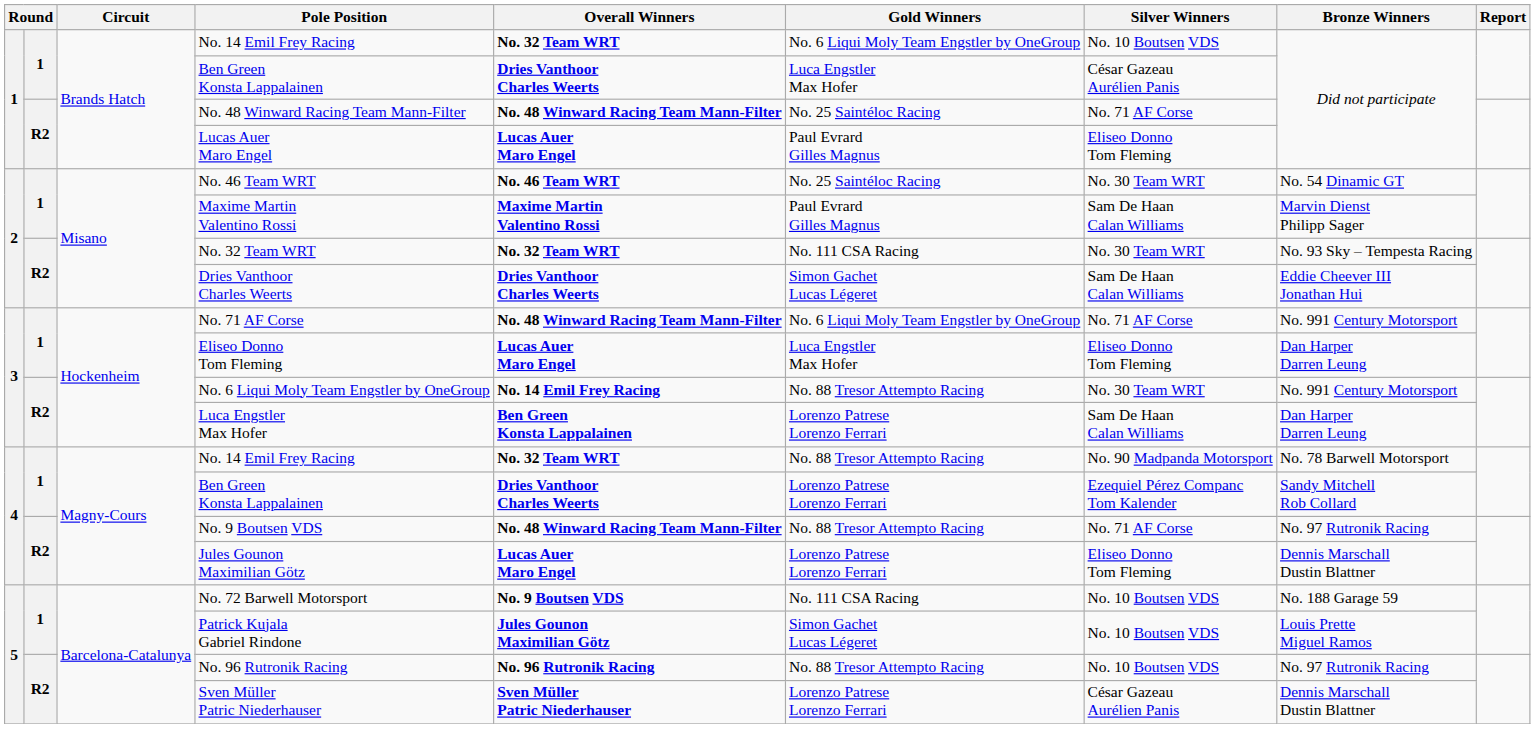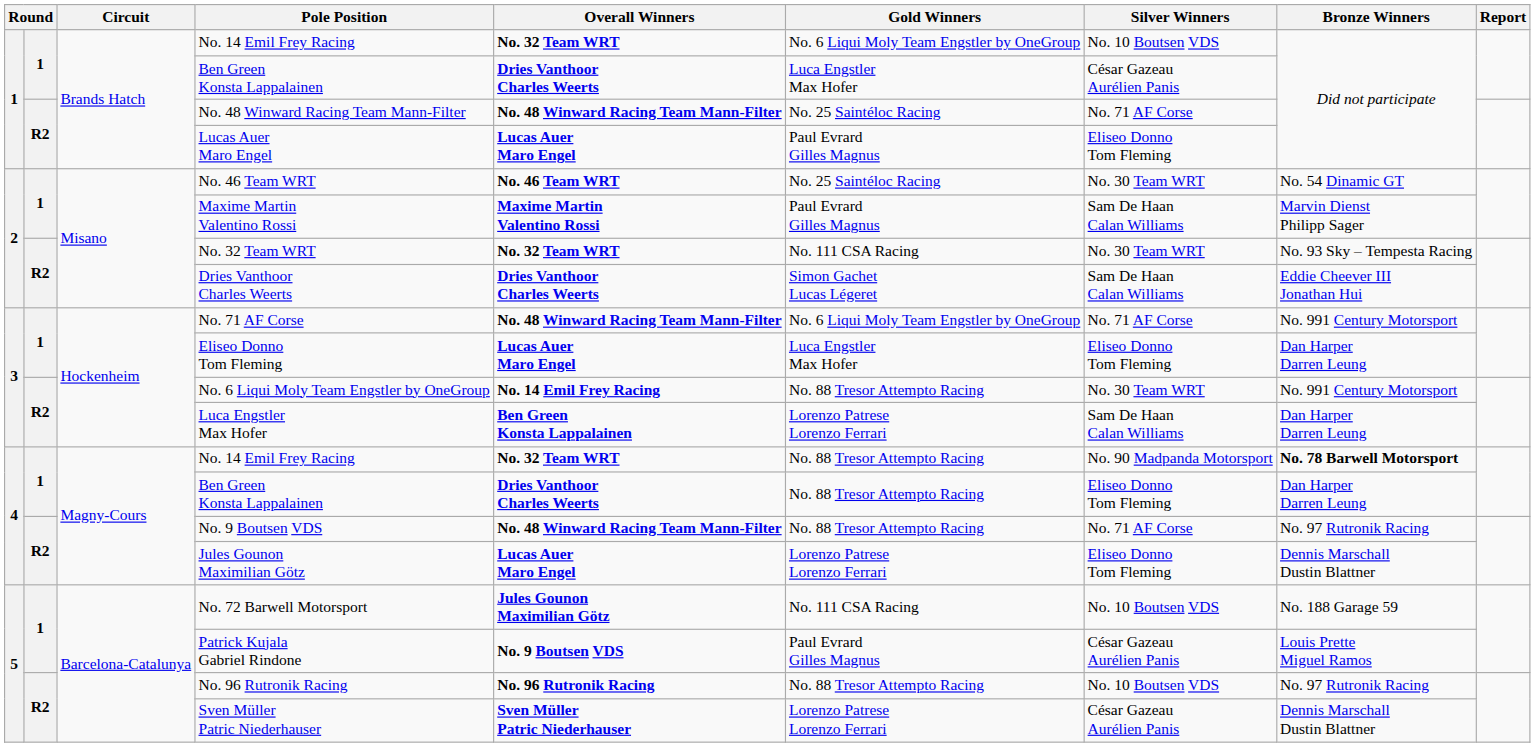(1364, 458) normal -> (1369, 458) bold
(839, 493) Lorenzo Patrese Lorenzo Ferrari -> (886, 493) No. 88 Tresor Attempto Racing
(1166, 493) Ezequiel Pérez Companc Tom Kalender -> (1130, 493) Eliseo Donno Tom Fleming
(1328, 493) Sandy Mitchell Rob Collard -> (1323, 493) Dan Harper Darren Leung
(560, 597) No. 9 Boutsen VDS -> (553, 606) Jules Gounon Maximilian Götz
(553, 632) Jules Gounon Maximilian Götz -> (560, 650) No. 9 Boutsen VDS
(833, 632) Simon Gachet Lucas Légeret -> (834, 650) Paul Evrard Gilles Magnus
(1153, 632) No. 10 Boutsen VDS -> (1133, 650) César Gazeau Aurélien Panis
